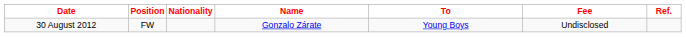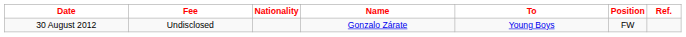columns swapped: (147, 12) <-> (585, 12)
